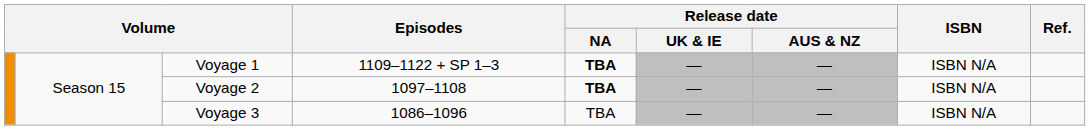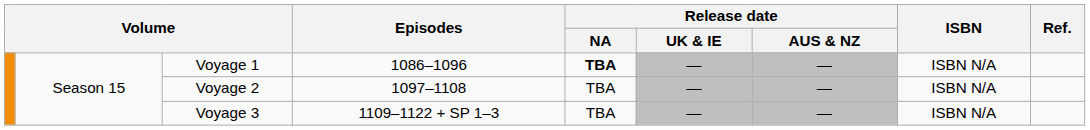(429, 64) 1109–1122 + SP 1–3 -> (429, 64) 1086–1096
(601, 88) bold -> (601, 88) normal
(429, 112) 1086–1096 -> (429, 112) 1109–1122 + SP 1–3
